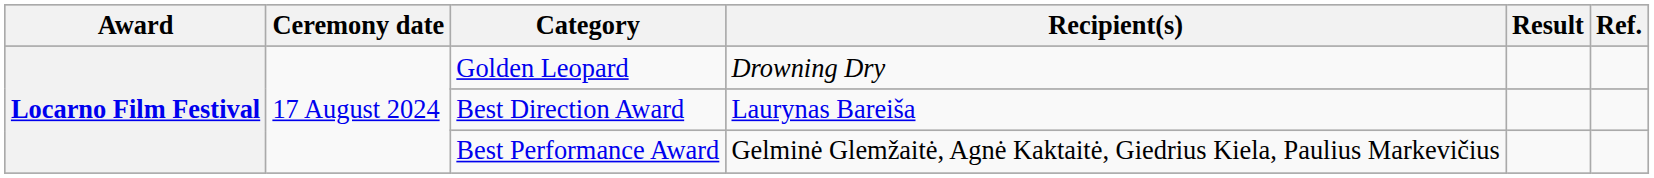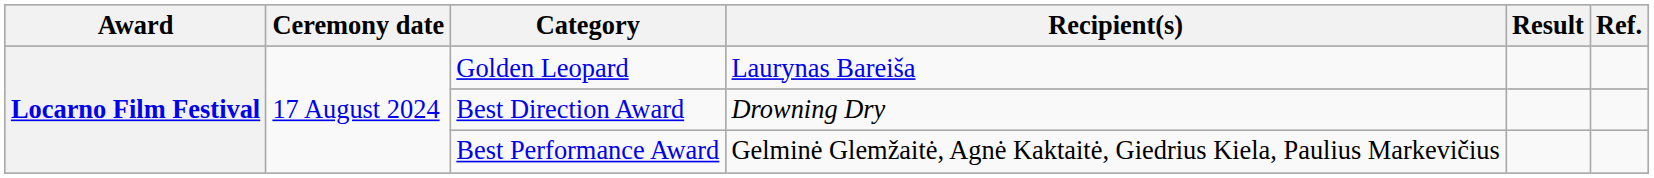(808, 67) Drowning Dry -> (823, 67) Laurynas Bareiša
(823, 109) Laurynas Bareiša -> (808, 109) Drowning Dry
